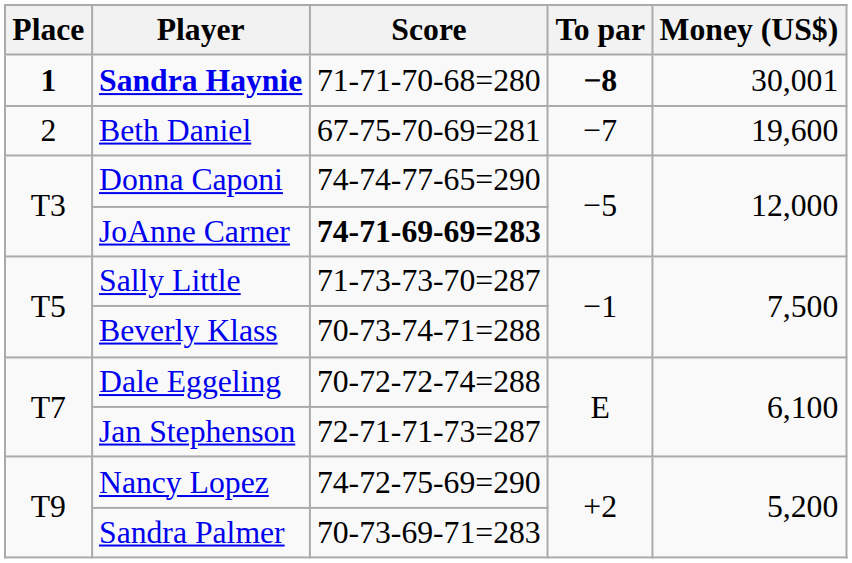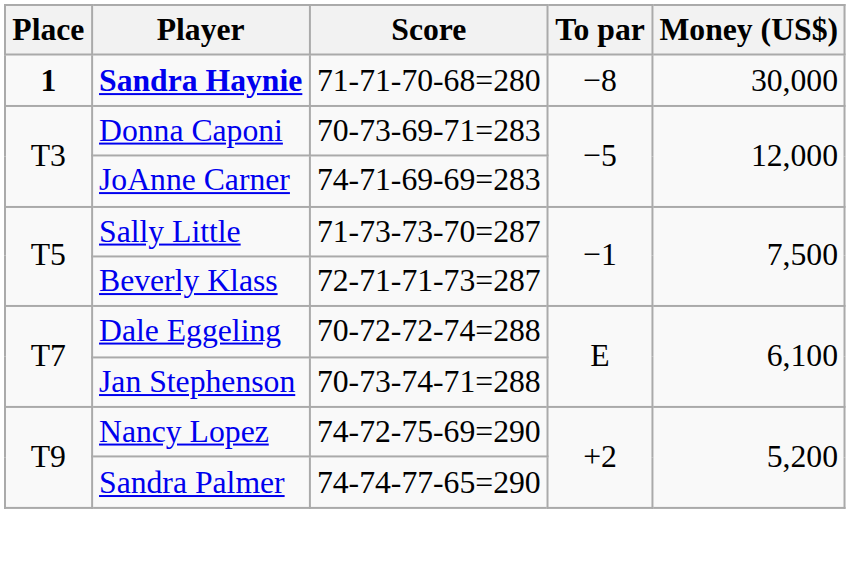(600, 79) bold -> (600, 79) normal
(795, 79) 30,001 -> (794, 79) 30,000
- row: (175, 130)
(429, 180) 74-74-77-65=290 -> (429, 130) 70-73-69-71=283
(429, 230) bold -> (429, 180) normal
(429, 331) 70-73-74-71=288 -> (429, 280) 72-71-71-73=287
(429, 431) 72-71-71-73=287 -> (429, 381) 70-73-74-71=288
(429, 532) 70-73-69-71=283 -> (429, 481) 74-74-77-65=290
